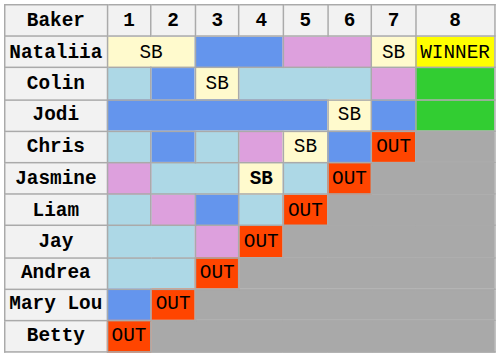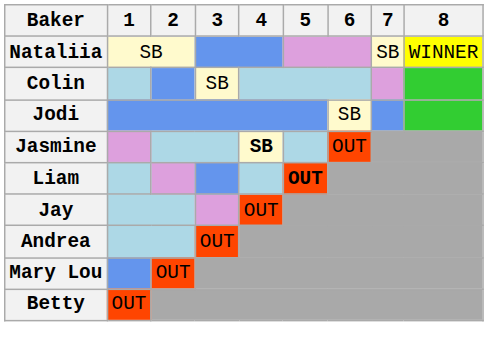- row: (56, 147)
(305, 210) normal -> (305, 178) bold
